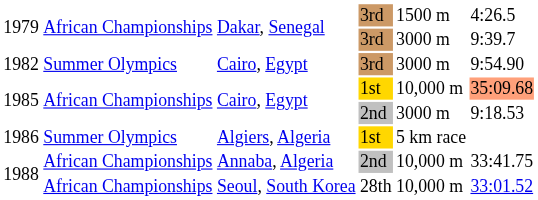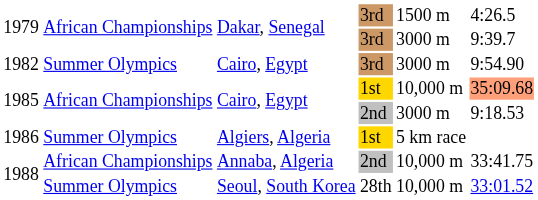(128, 186) African Championships -> (110, 186) Summer Olympics
